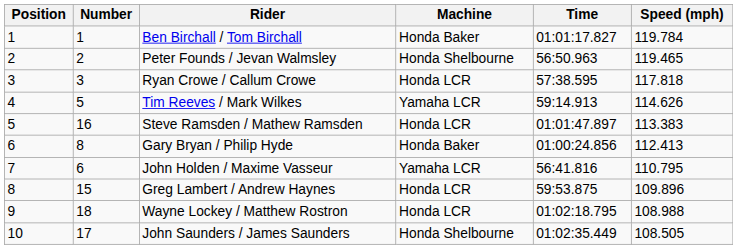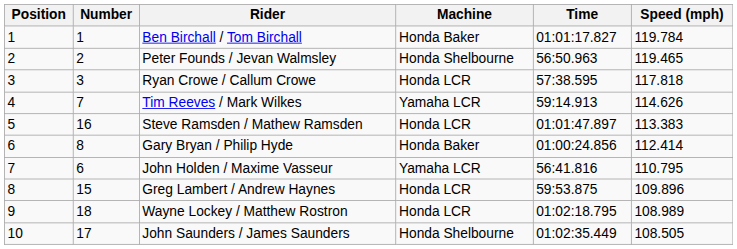(80, 102) 5 -> (80, 102) 7
(659, 146) 112.413 -> (659, 146) 112.414
(659, 211) 108.988 -> (659, 211) 108.989
